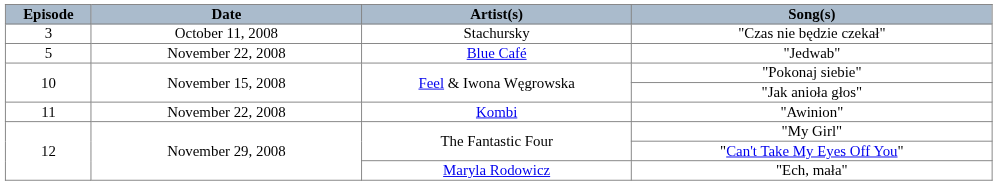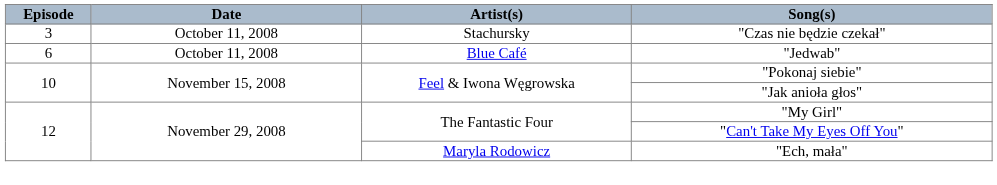(48, 53) 5 -> (48, 53) 6
(226, 53) November 22, 2008 -> (226, 53) October 11, 2008
- row: (812, 111)
